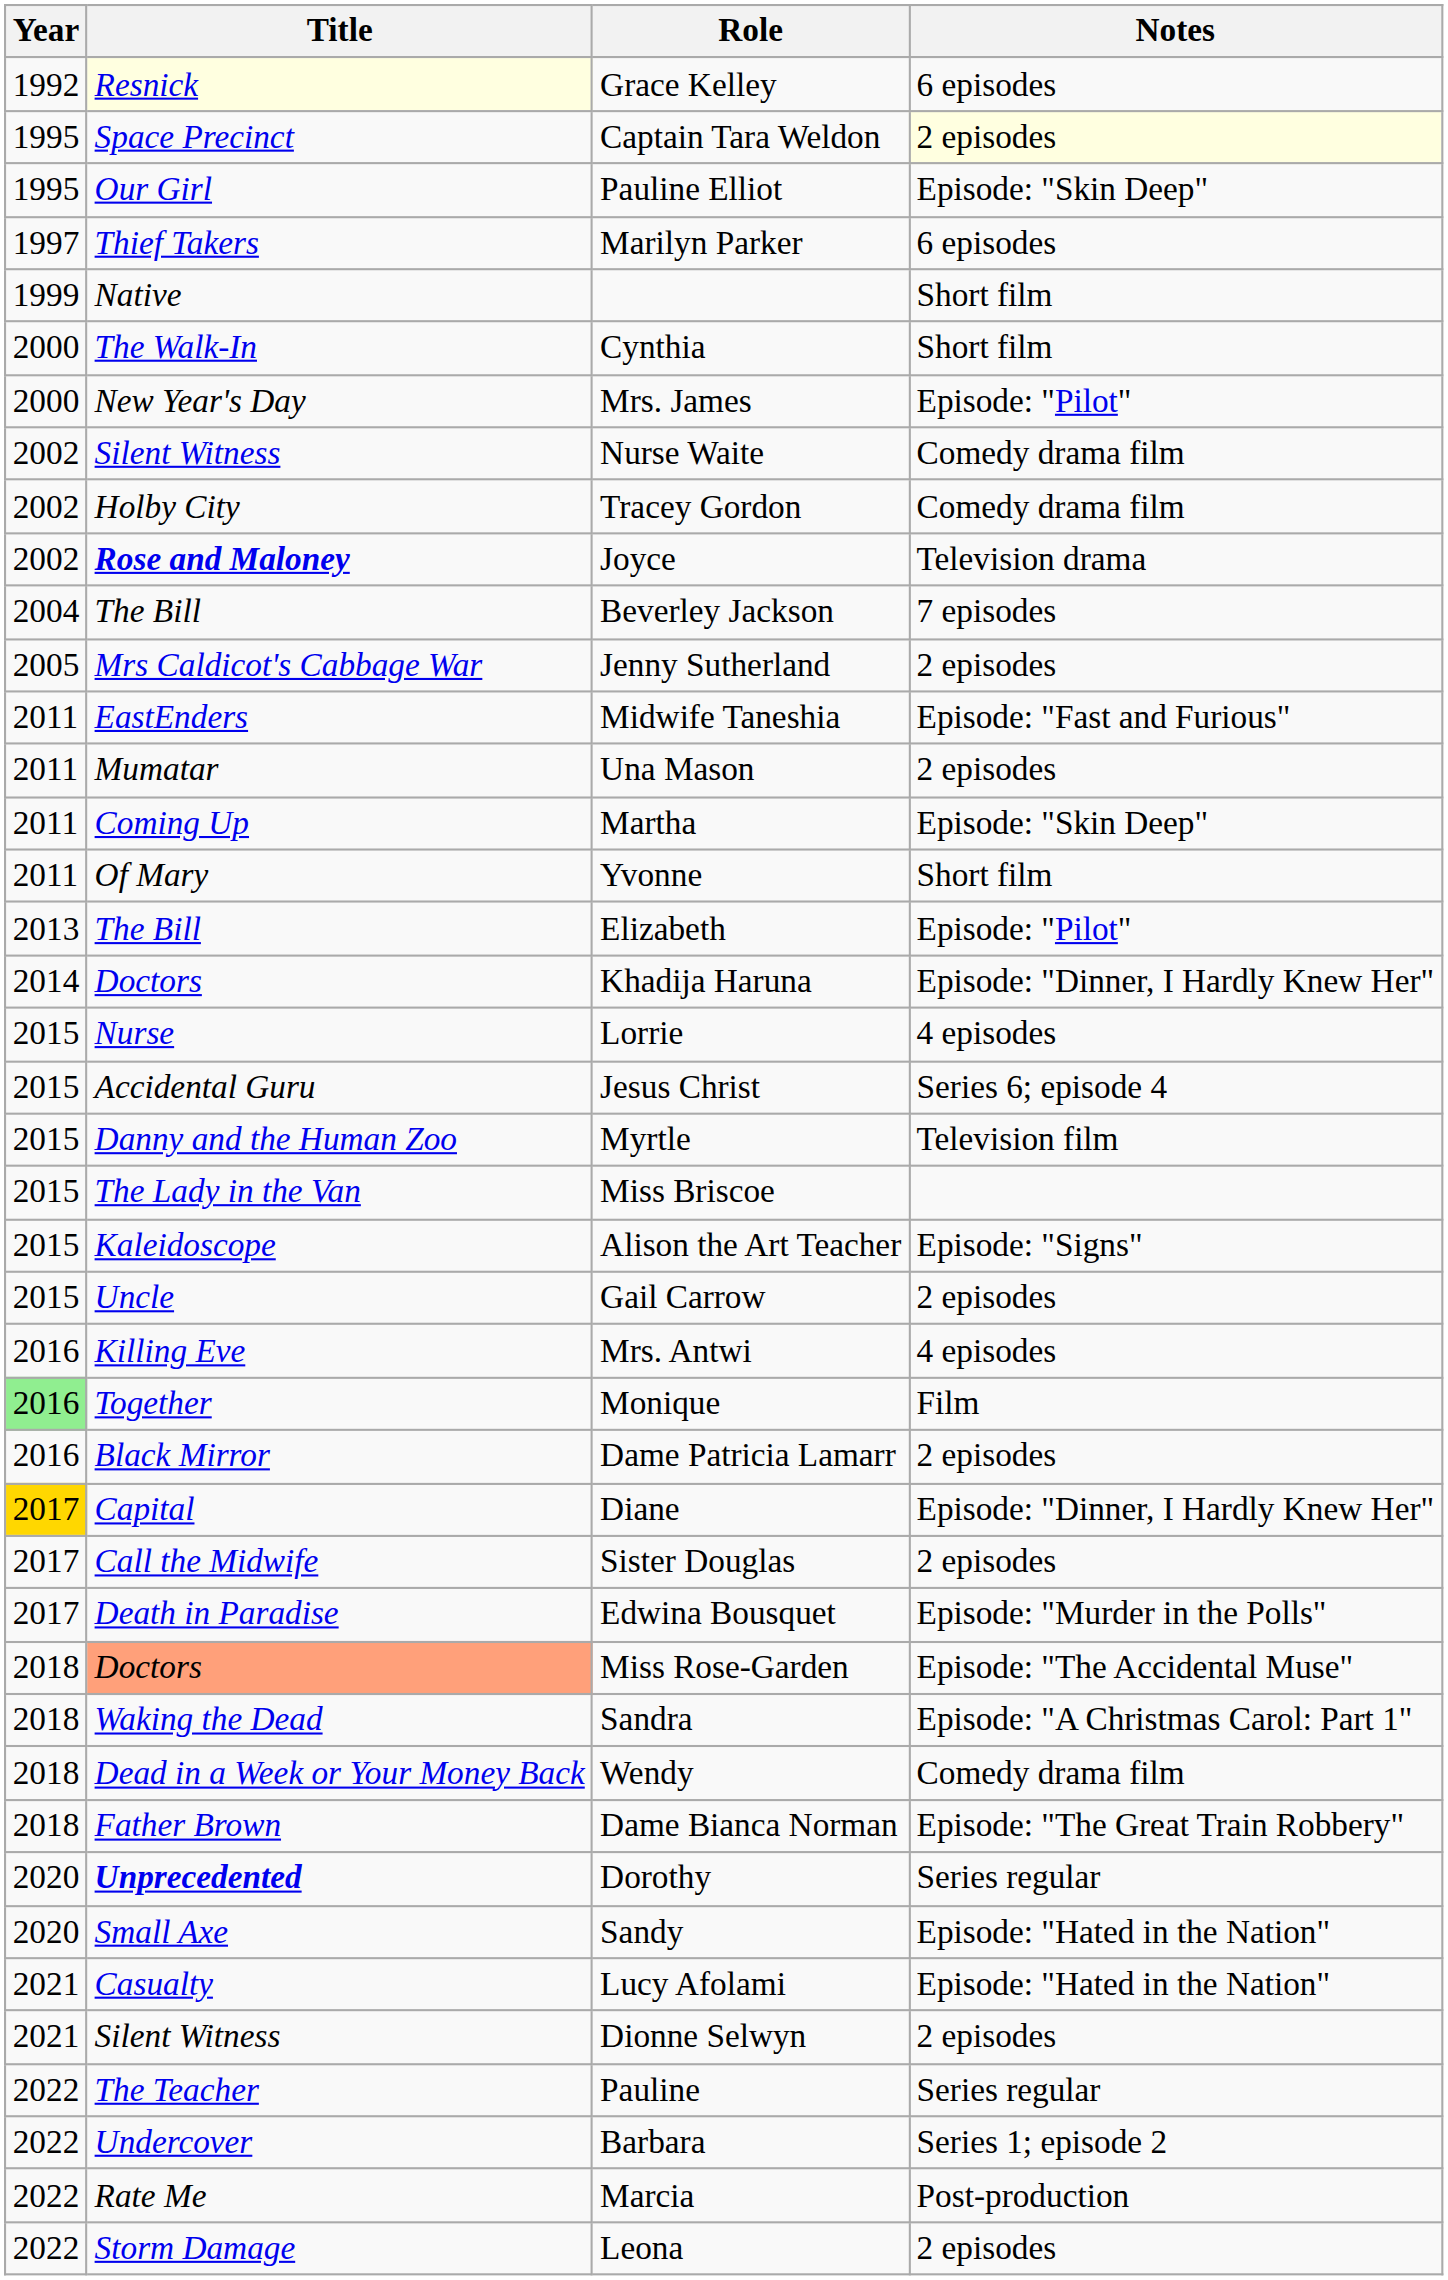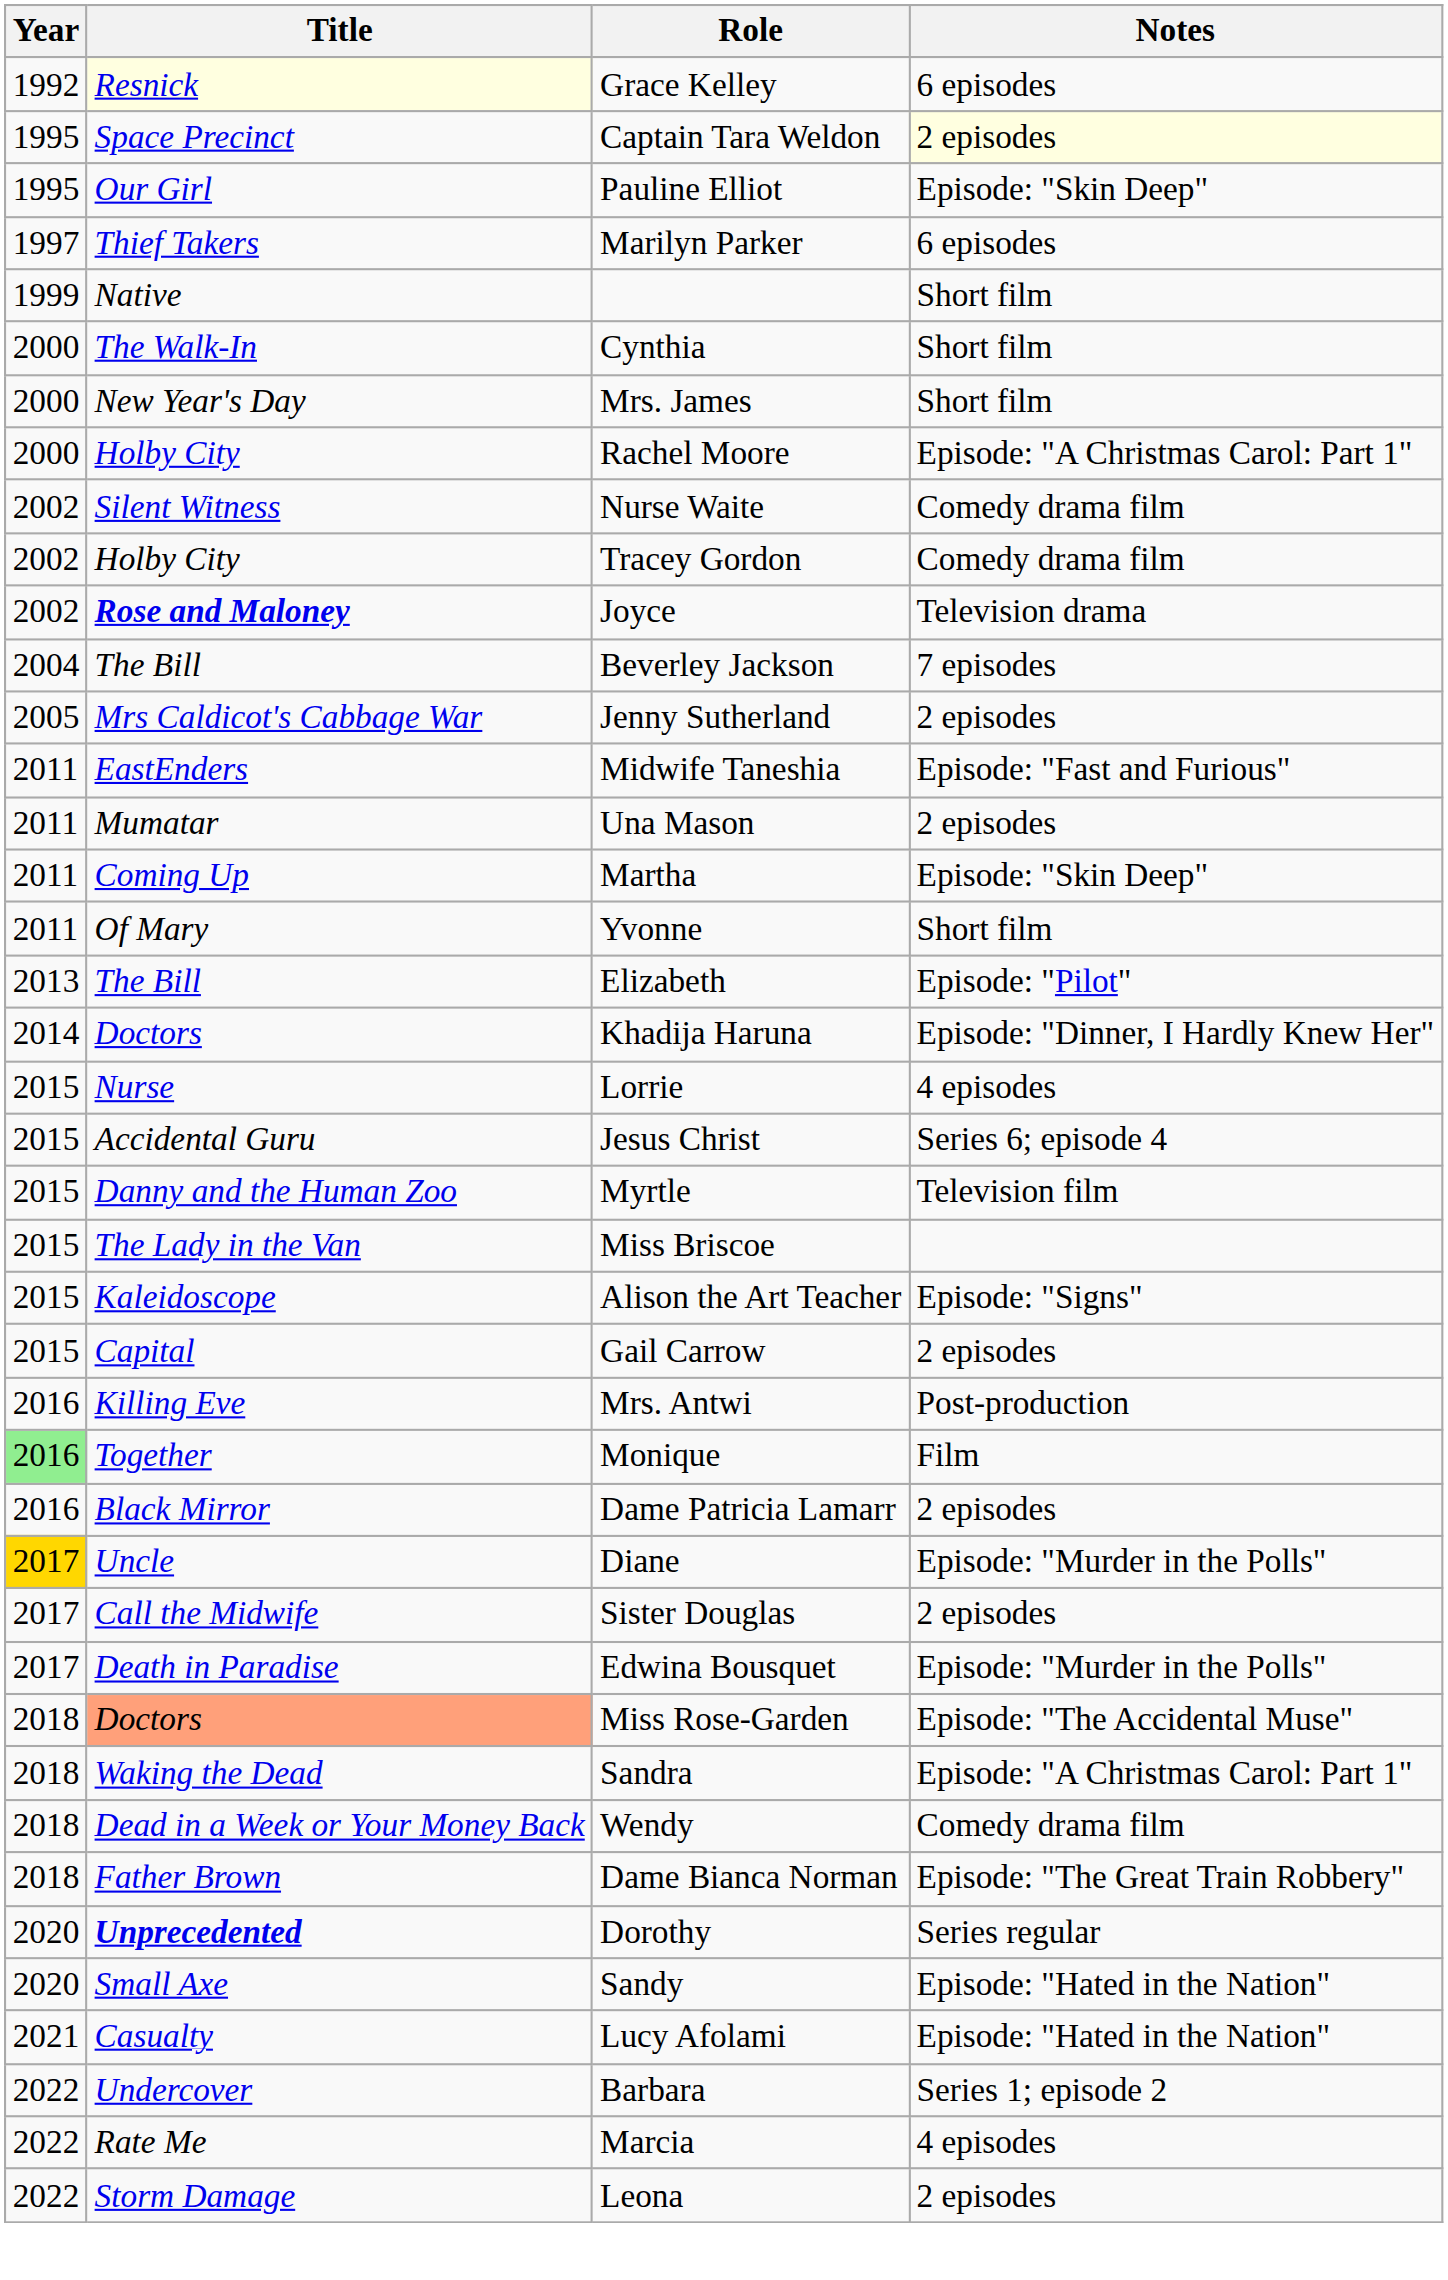(1024, 400) Episode: "Pilot" -> (985, 400) Short film
+ row: (695, 453)
(134, 1297) Uncle -> (145, 1350) Capital
(986, 1350) 4 episodes -> (1023, 1403) Post-production
(145, 1508) Capital -> (134, 1561) Uncle
(1175, 1508) Episode: "Dinner, I Hardly Knew Her" -> (1121, 1561) Episode: "Murder in the Polls"
- row: (703, 2036)
- row: (650, 2089)
(1023, 2194) Post-production -> (986, 2142) 4 episodes
